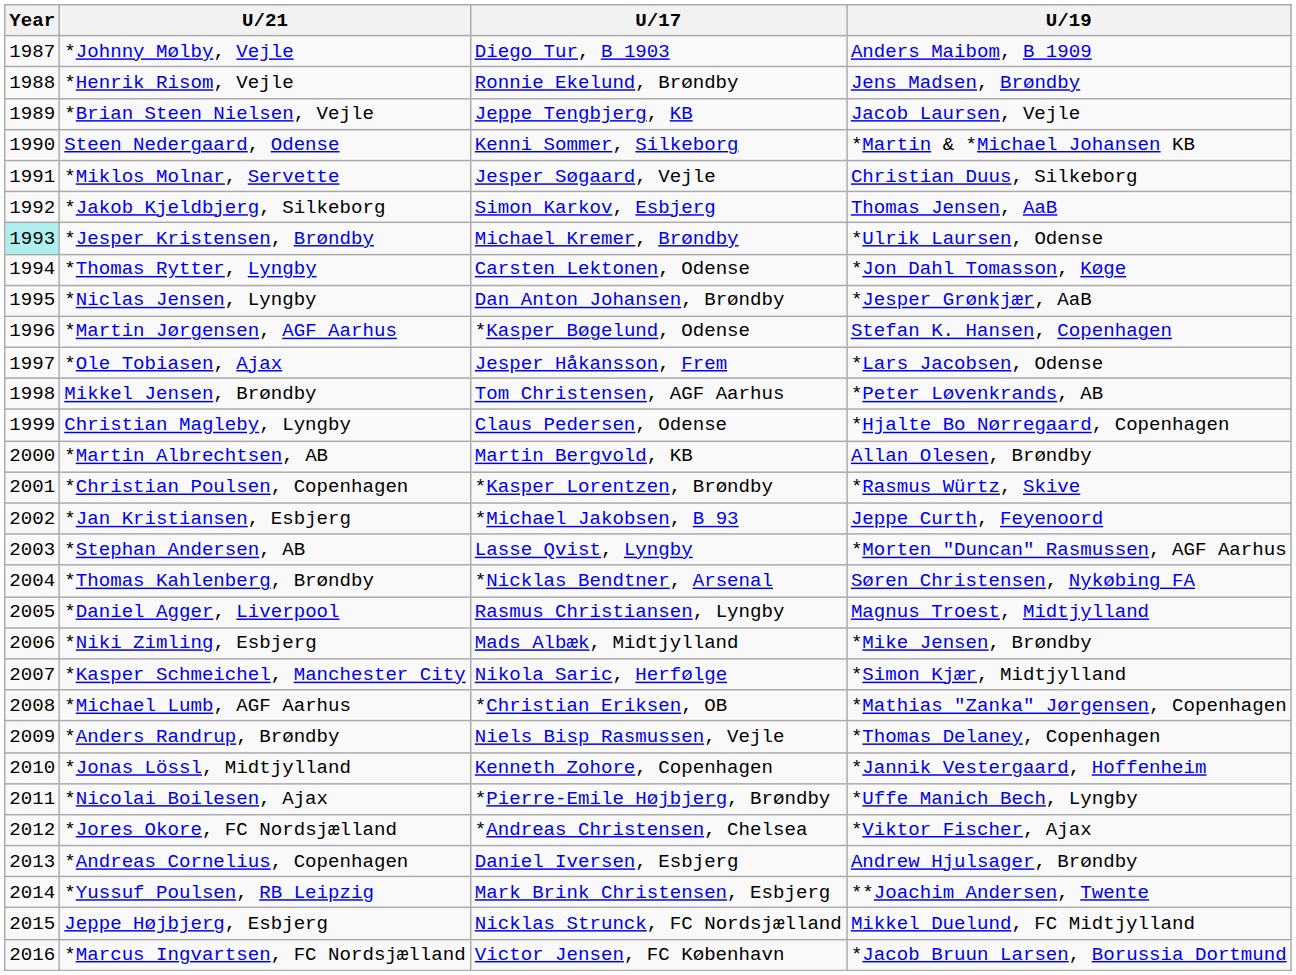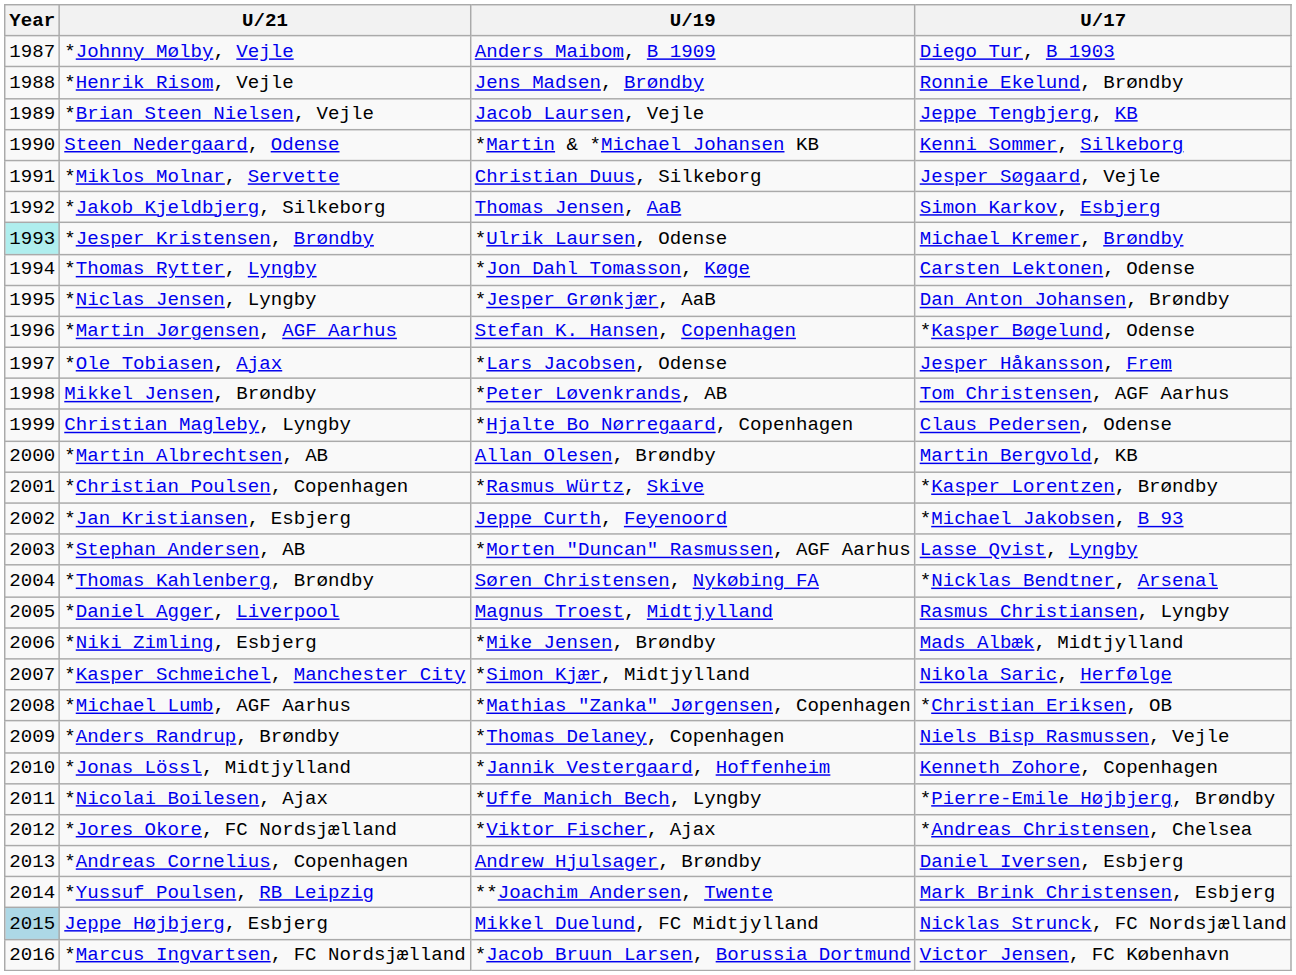columns swapped: (1069, 20) <-> (658, 20)
(32, 924) no background -> (32, 924) lightblue background
